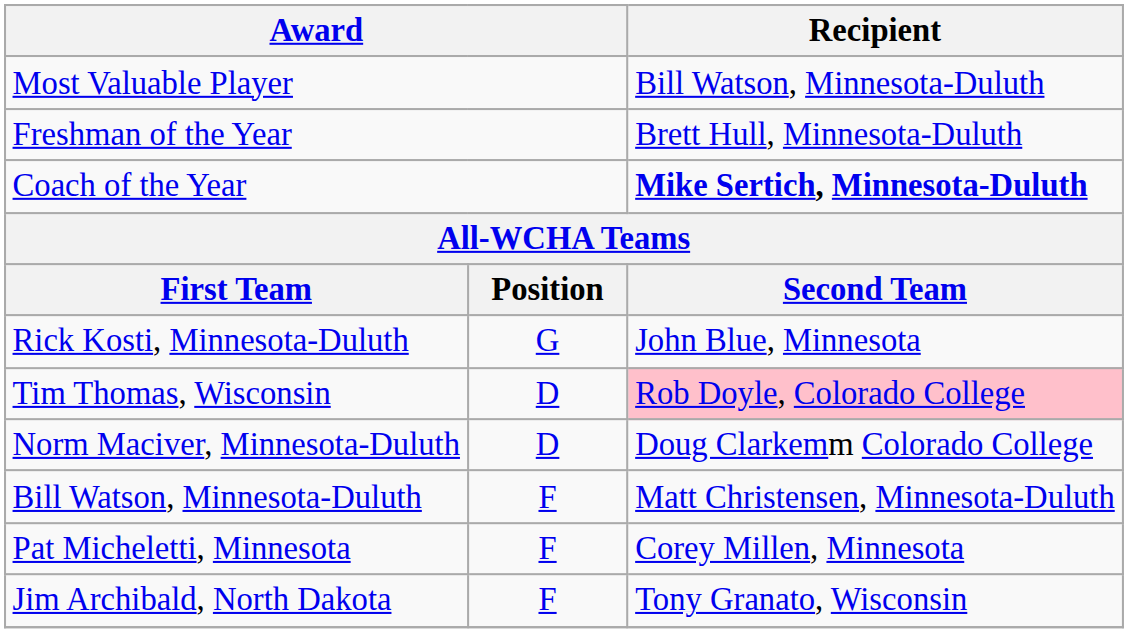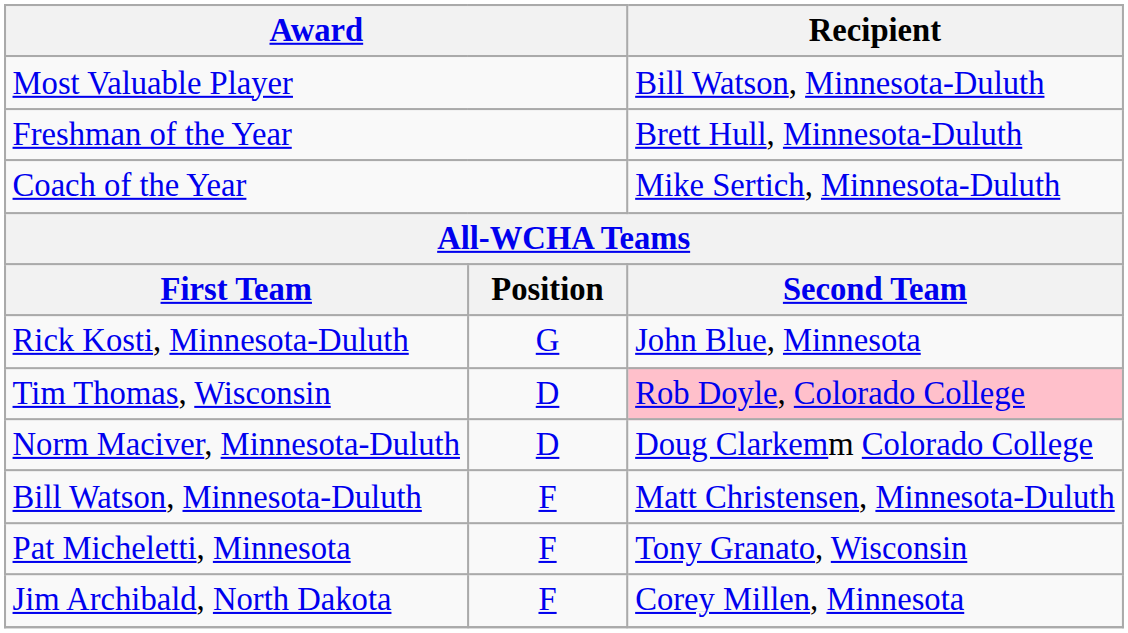(861, 185) bold -> (848, 185) normal
(800, 548) Corey Millen, Minnesota -> (801, 548) Tony Granato, Wisconsin
(801, 599) Tony Granato, Wisconsin -> (800, 599) Corey Millen, Minnesota
